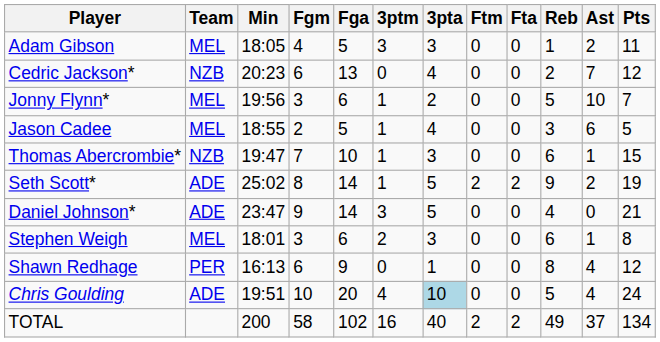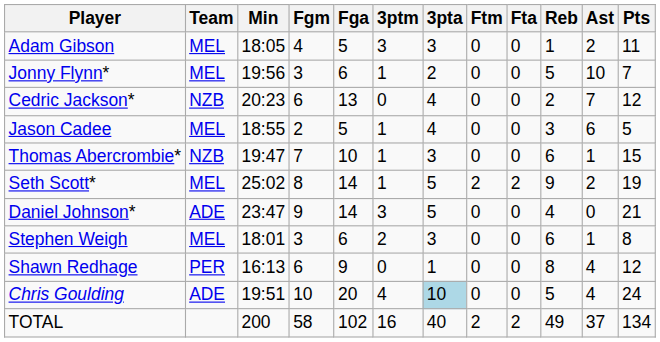rows swapped: (59, 101) <-> (72, 73)
(207, 184) ADE -> (207, 184) MEL
